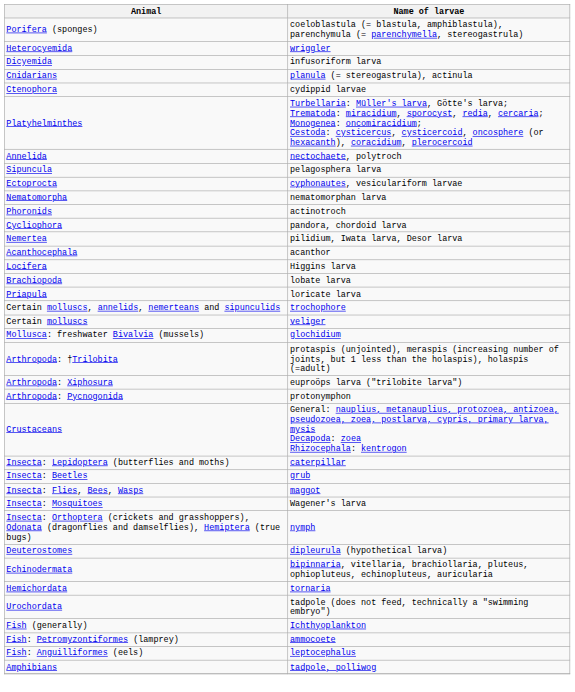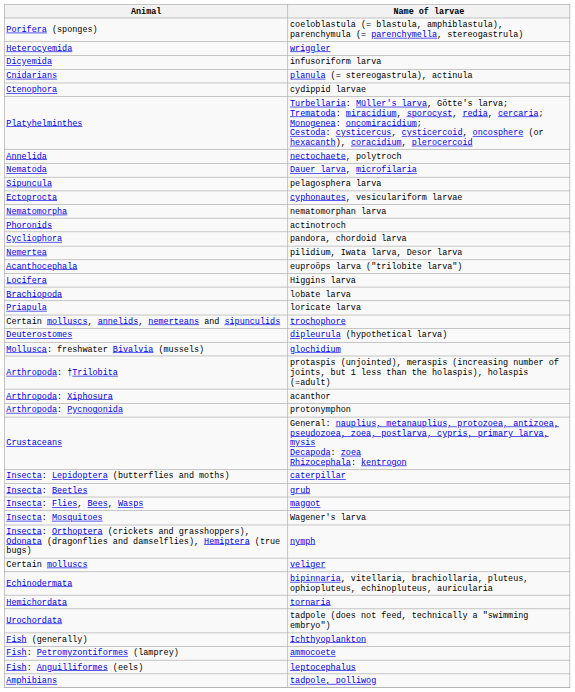+ row: (27, 170)
(310, 253) acanthor -> (376, 267) euproöps larva ("trilobite larva")
rows swapped: (47, 322) <-> (39, 551)
(376, 382) euproöps larva ("trilobite larva") -> (310, 396) acanthor
